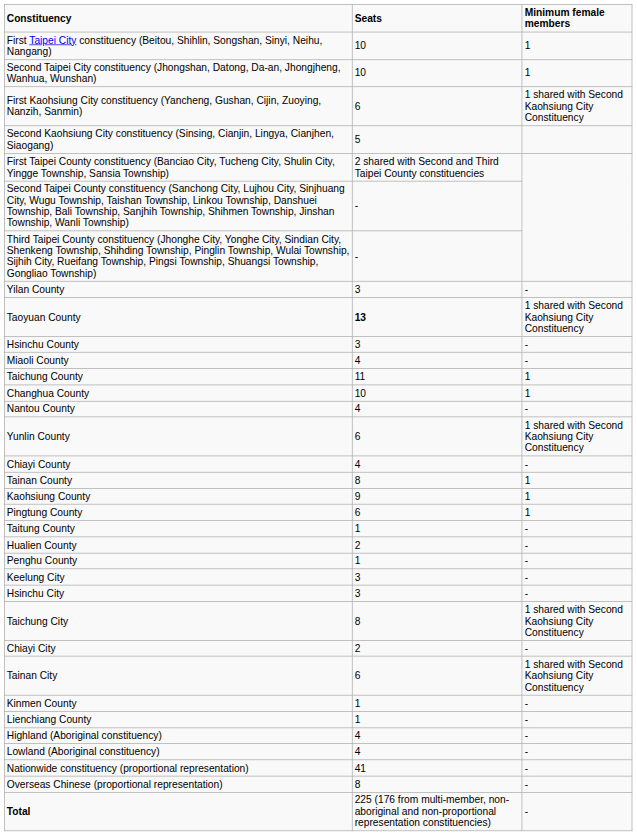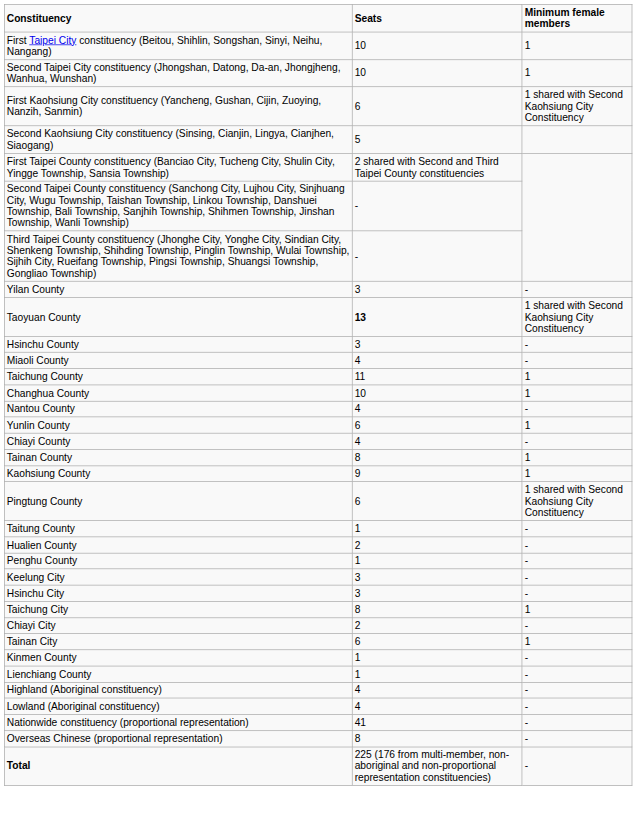(574, 437) 1 shared with Second Kaohsiung City Constituency -> (528, 426) 1
(528, 513) 1 -> (574, 501) 1 shared with Second Kaohsiung City Constituency
(574, 621) 1 shared with Second Kaohsiung City Constituency -> (528, 610) 1
(574, 676) 1 shared with Second Kaohsiung City Constituency -> (528, 642) 1
